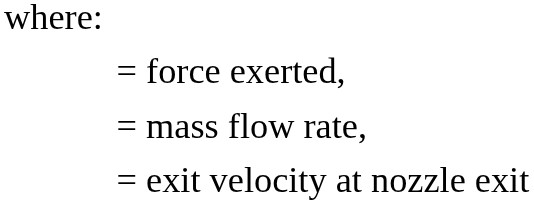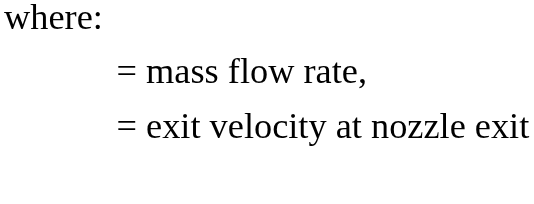- row: (231, 71)
